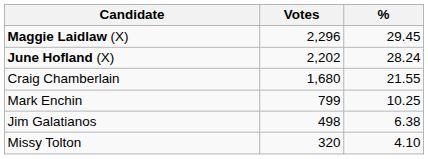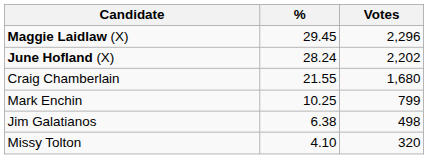columns swapped: (302, 15) <-> (384, 15)
